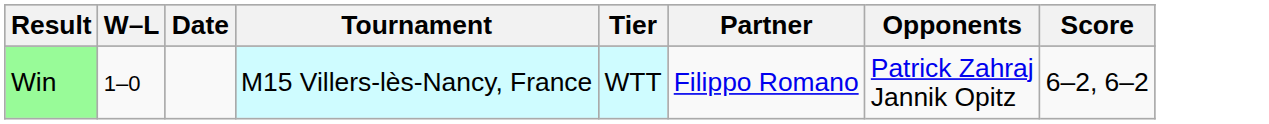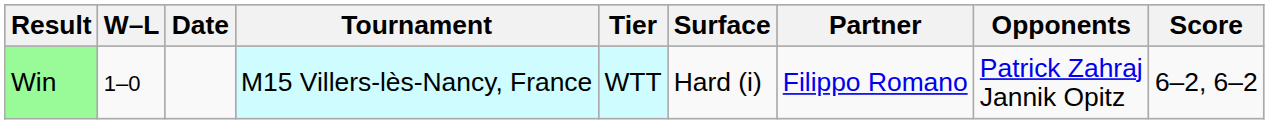+ column: (722, 25)
